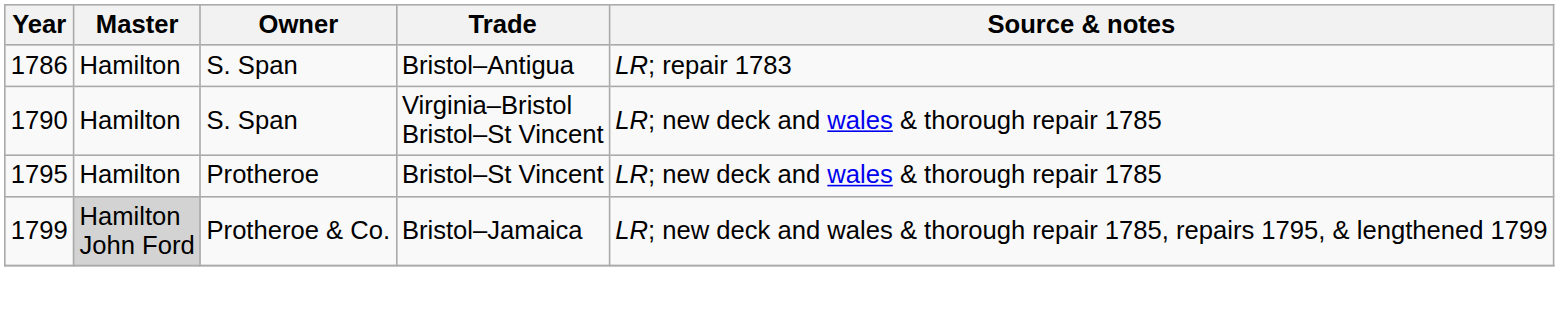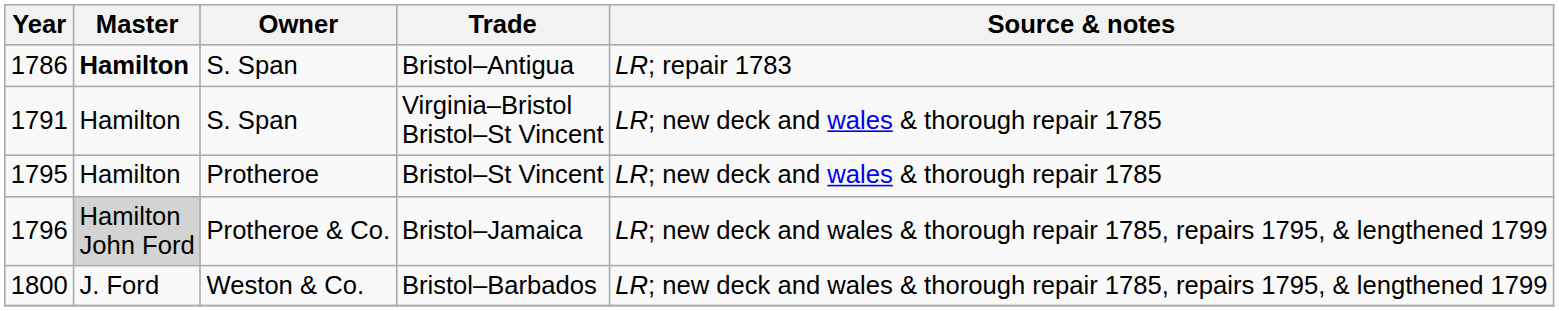(130, 65) normal -> (134, 65) bold
(39, 120) 1790 -> (39, 120) 1791
(39, 230) 1799 -> (39, 230) 1796
+ row: (499, 285)
